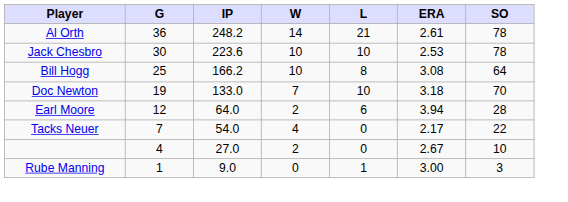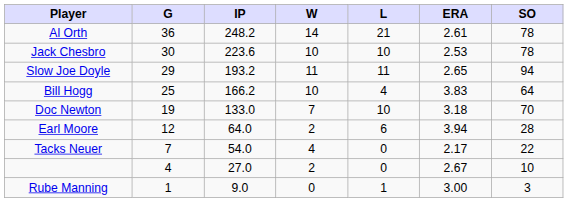+ row: (68, 71)
(364, 71) 8 -> (384, 91) 4
(432, 71) 3.08 -> (455, 91) 3.83
